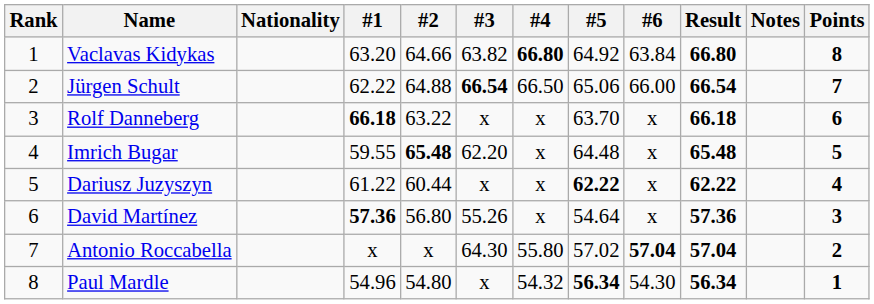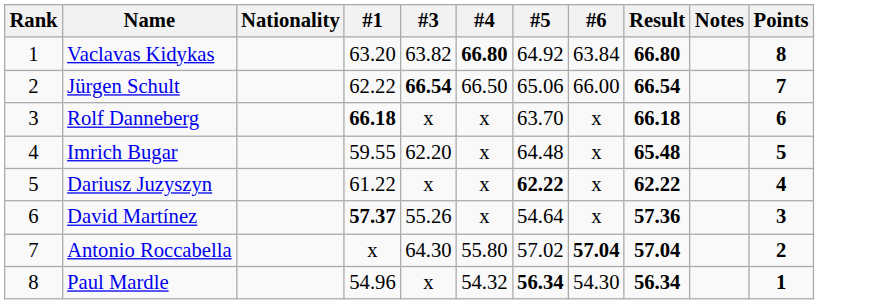- column: (428, 20)
(372, 217) 57.36 -> (372, 217) 57.37
